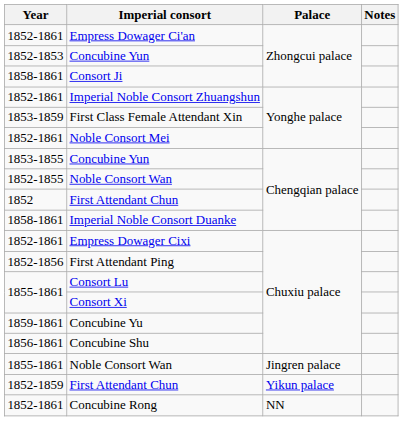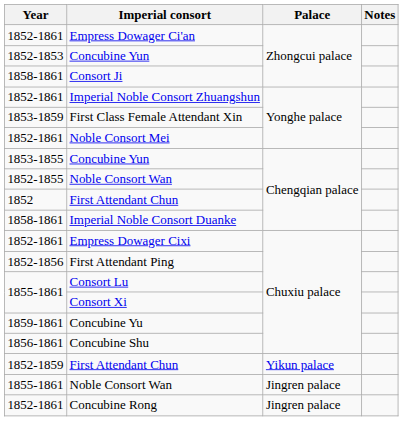rows swapped: (35, 364) <-> (35, 384)
(275, 405) NN -> (303, 405) Jingren palace
